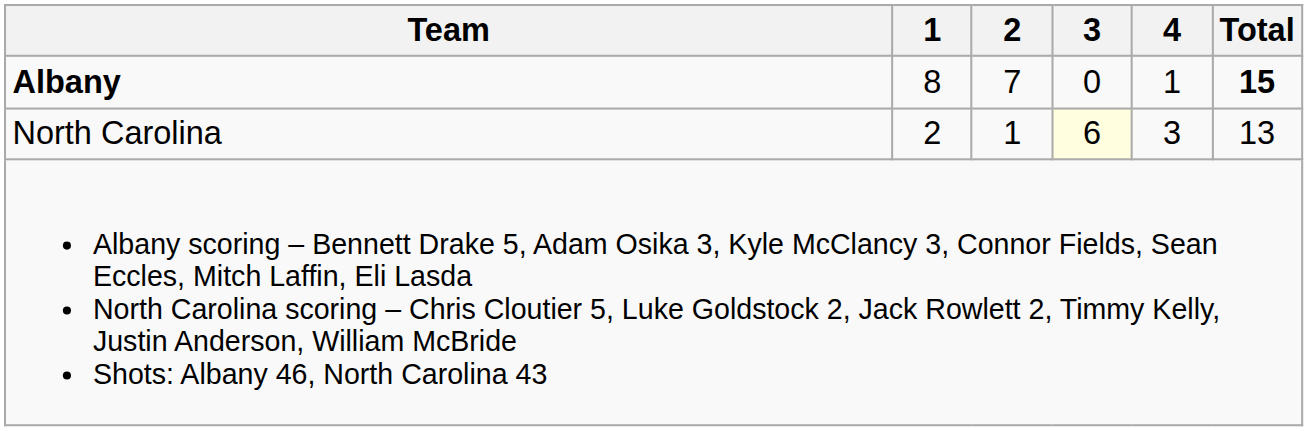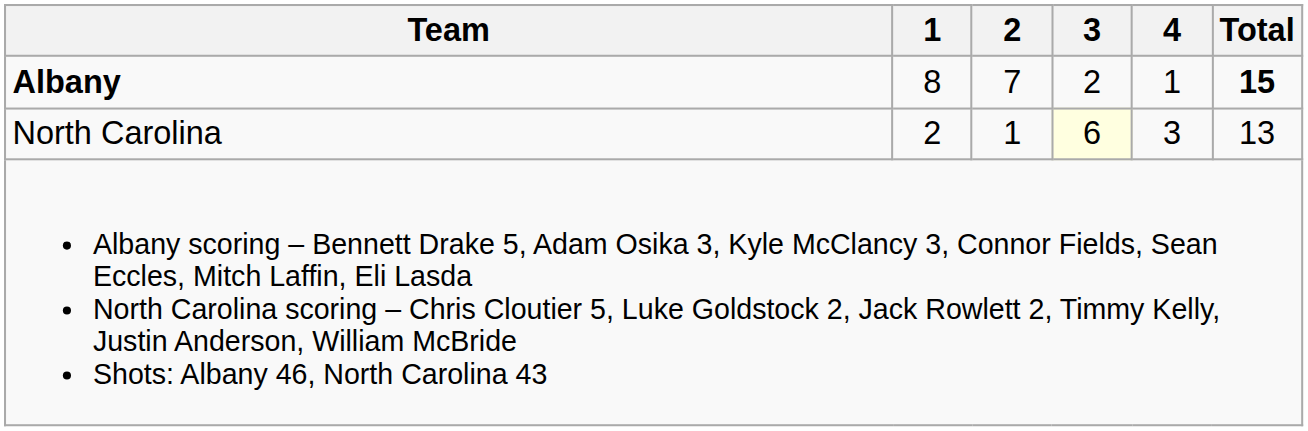(1092, 81) 0 -> (1092, 81) 2
